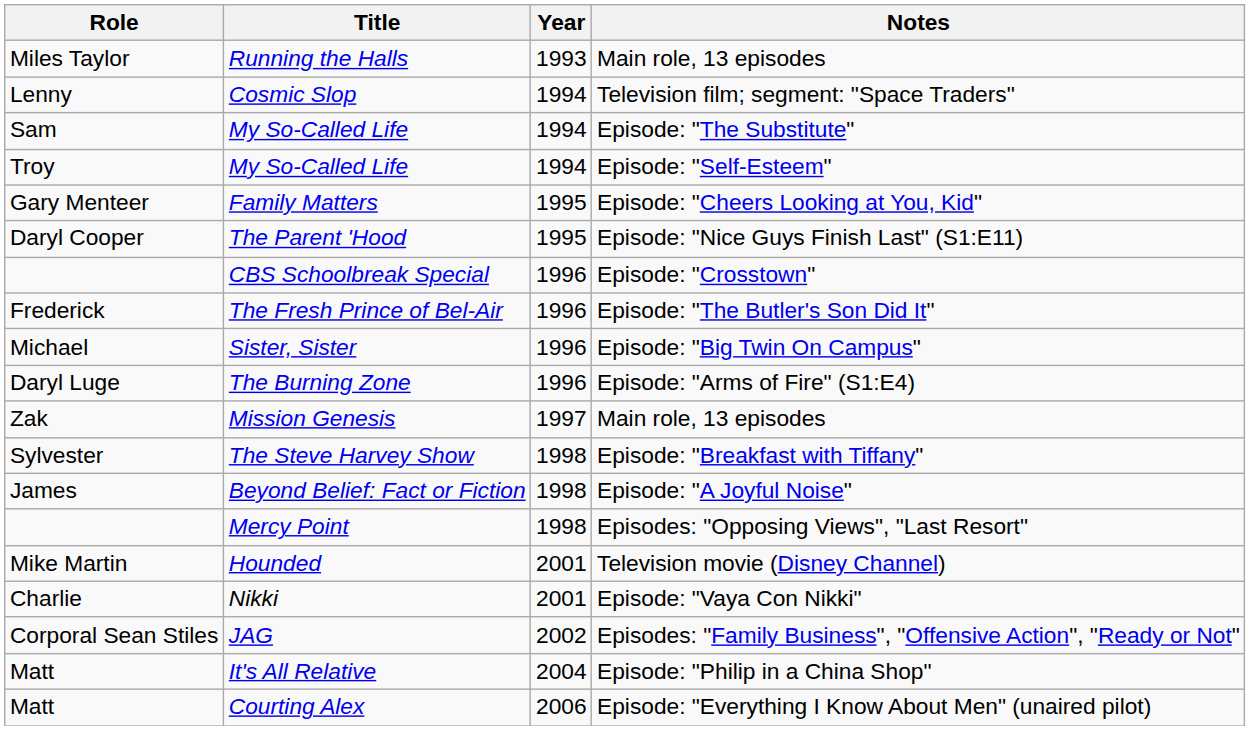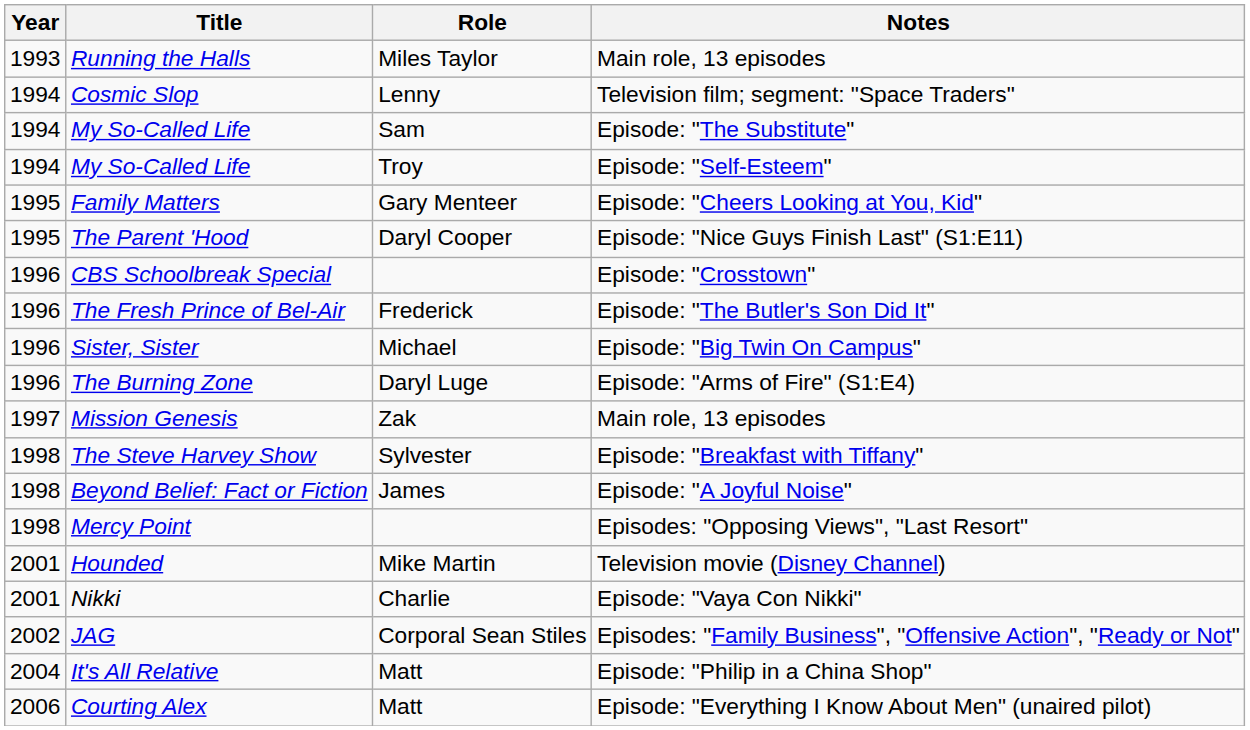columns swapped: (561, 22) <-> (114, 22)
